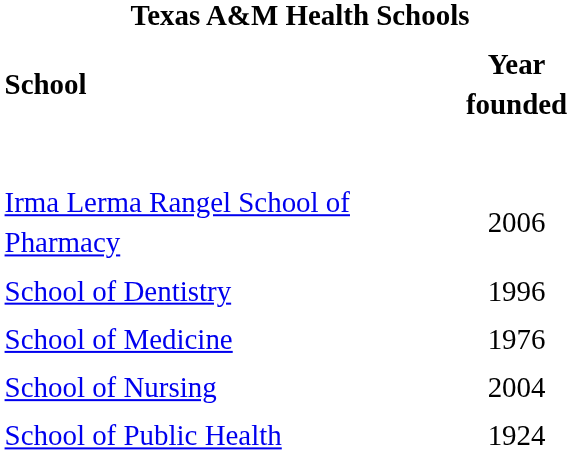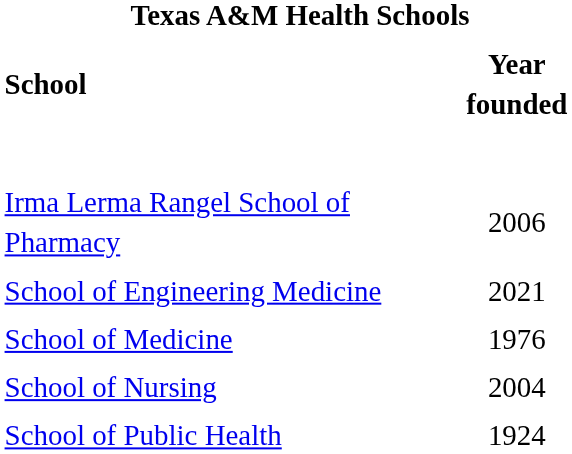- row: (118, 290)
+ row: (193, 290)
